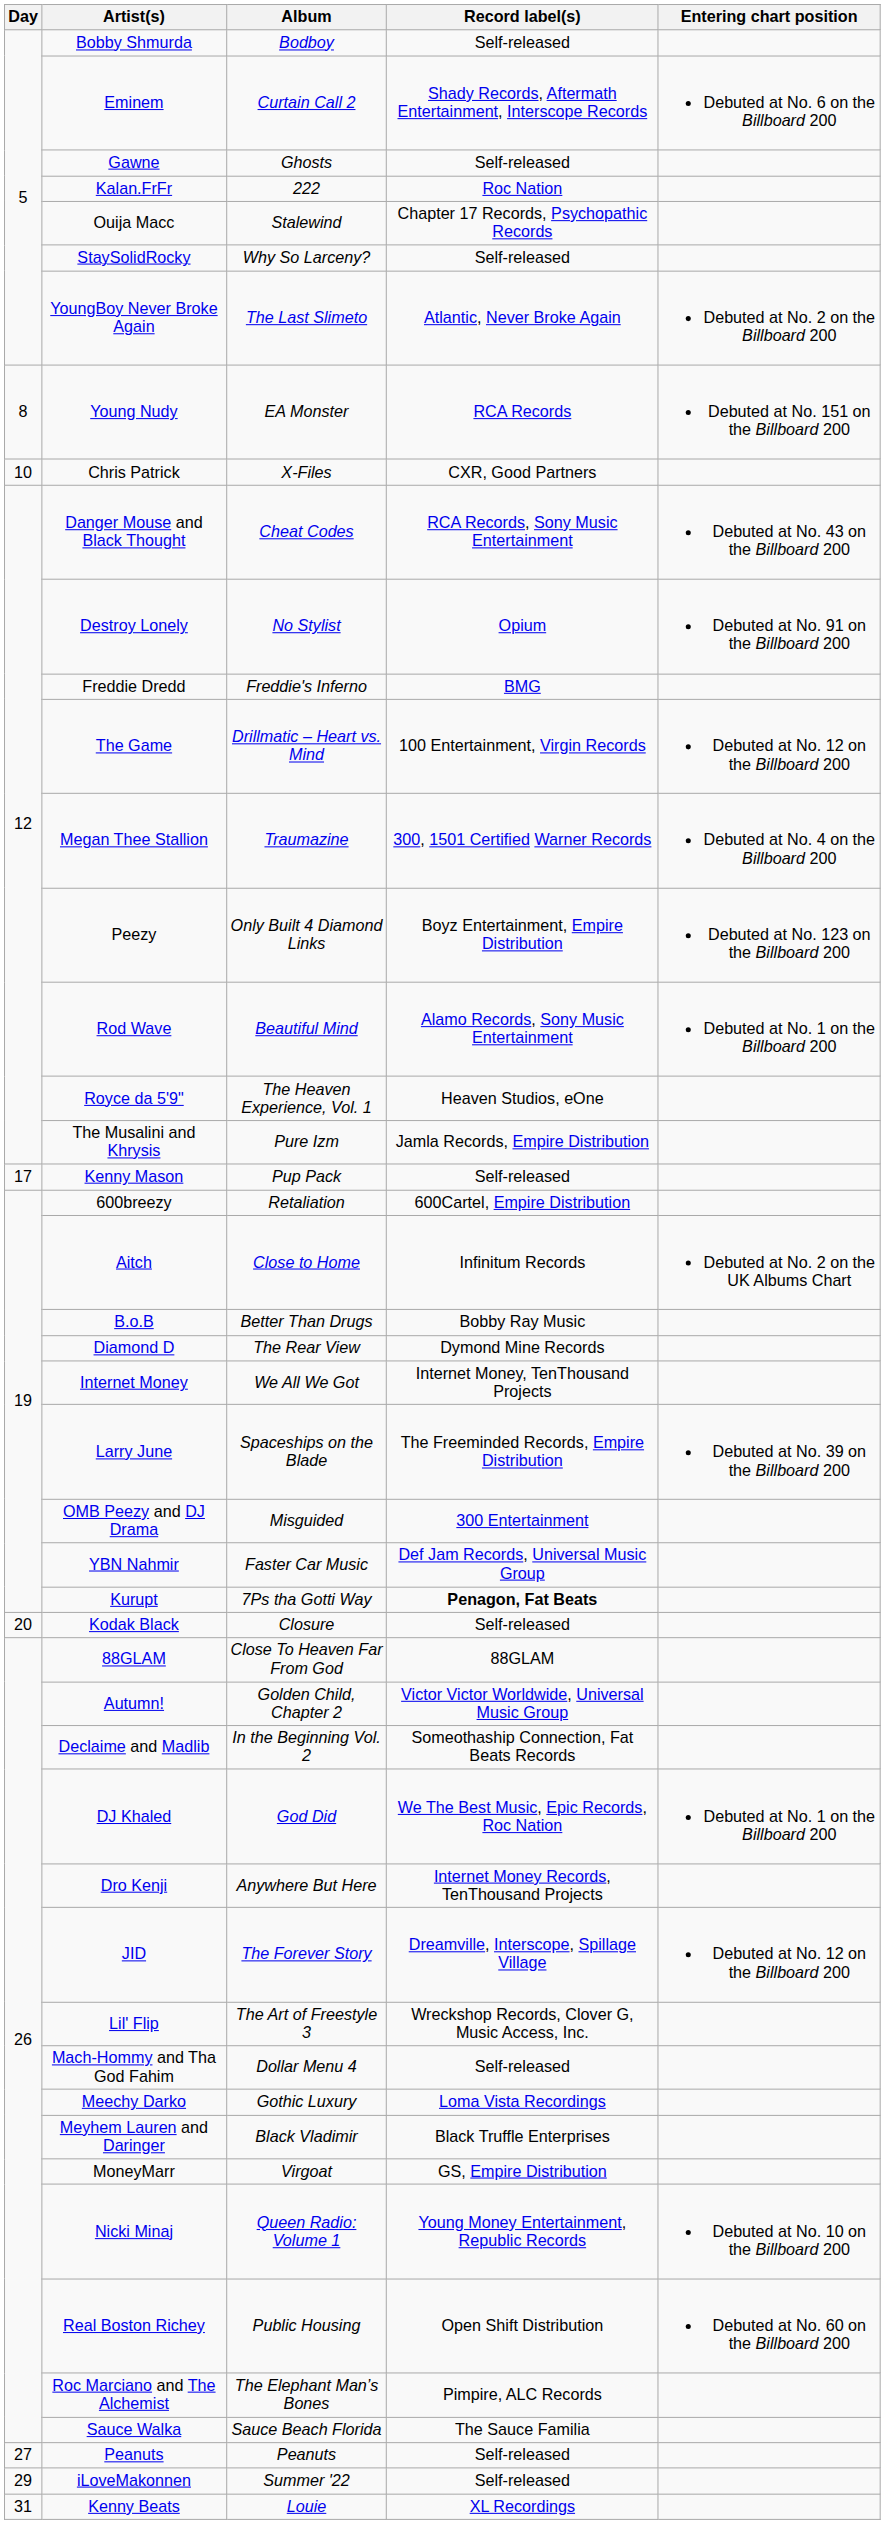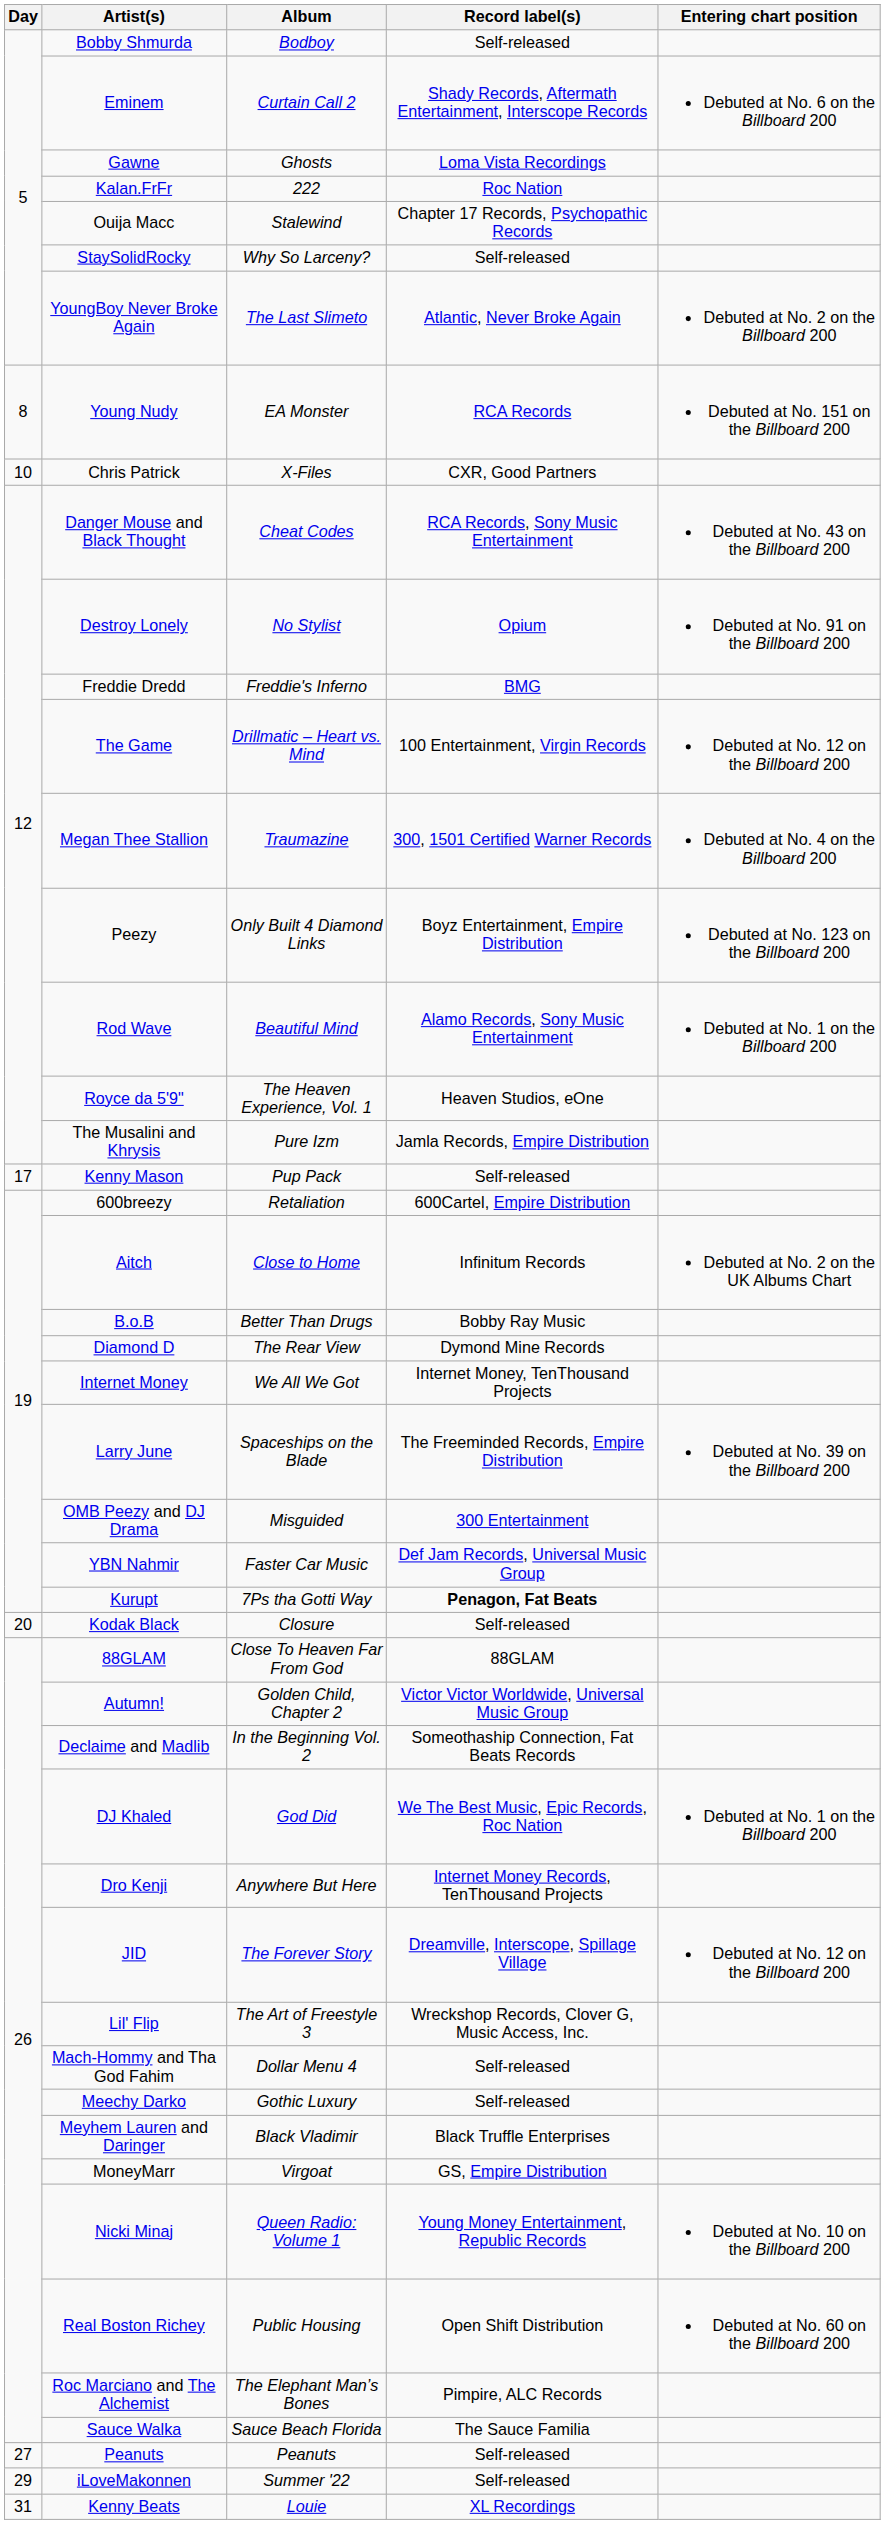(522, 162) Self-released -> (522, 162) Loma Vista Recordings
(522, 2102) Loma Vista Recordings -> (522, 2102) Self-released
